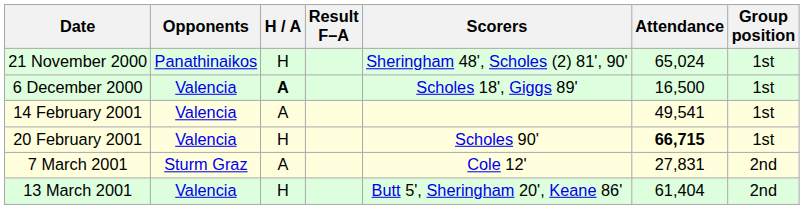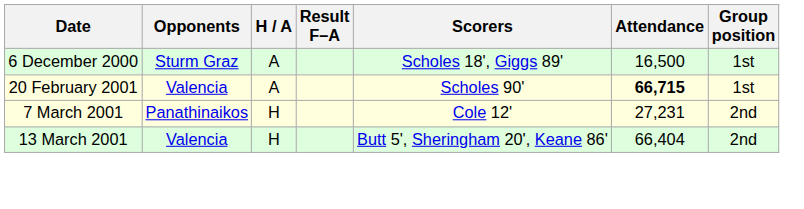- row: (78, 61)
(206, 87) Valencia -> (197, 61) Sturm Graz
(283, 87) bold -> (274, 61) normal
- row: (78, 113)
(283, 139) H -> (274, 87) A
(206, 165) Sturm Graz -> (197, 113) Panathinaikos
(283, 165) A -> (274, 113) H
(680, 165) 27,831 -> (660, 113) 27,231
(680, 191) 61,404 -> (660, 139) 66,404
